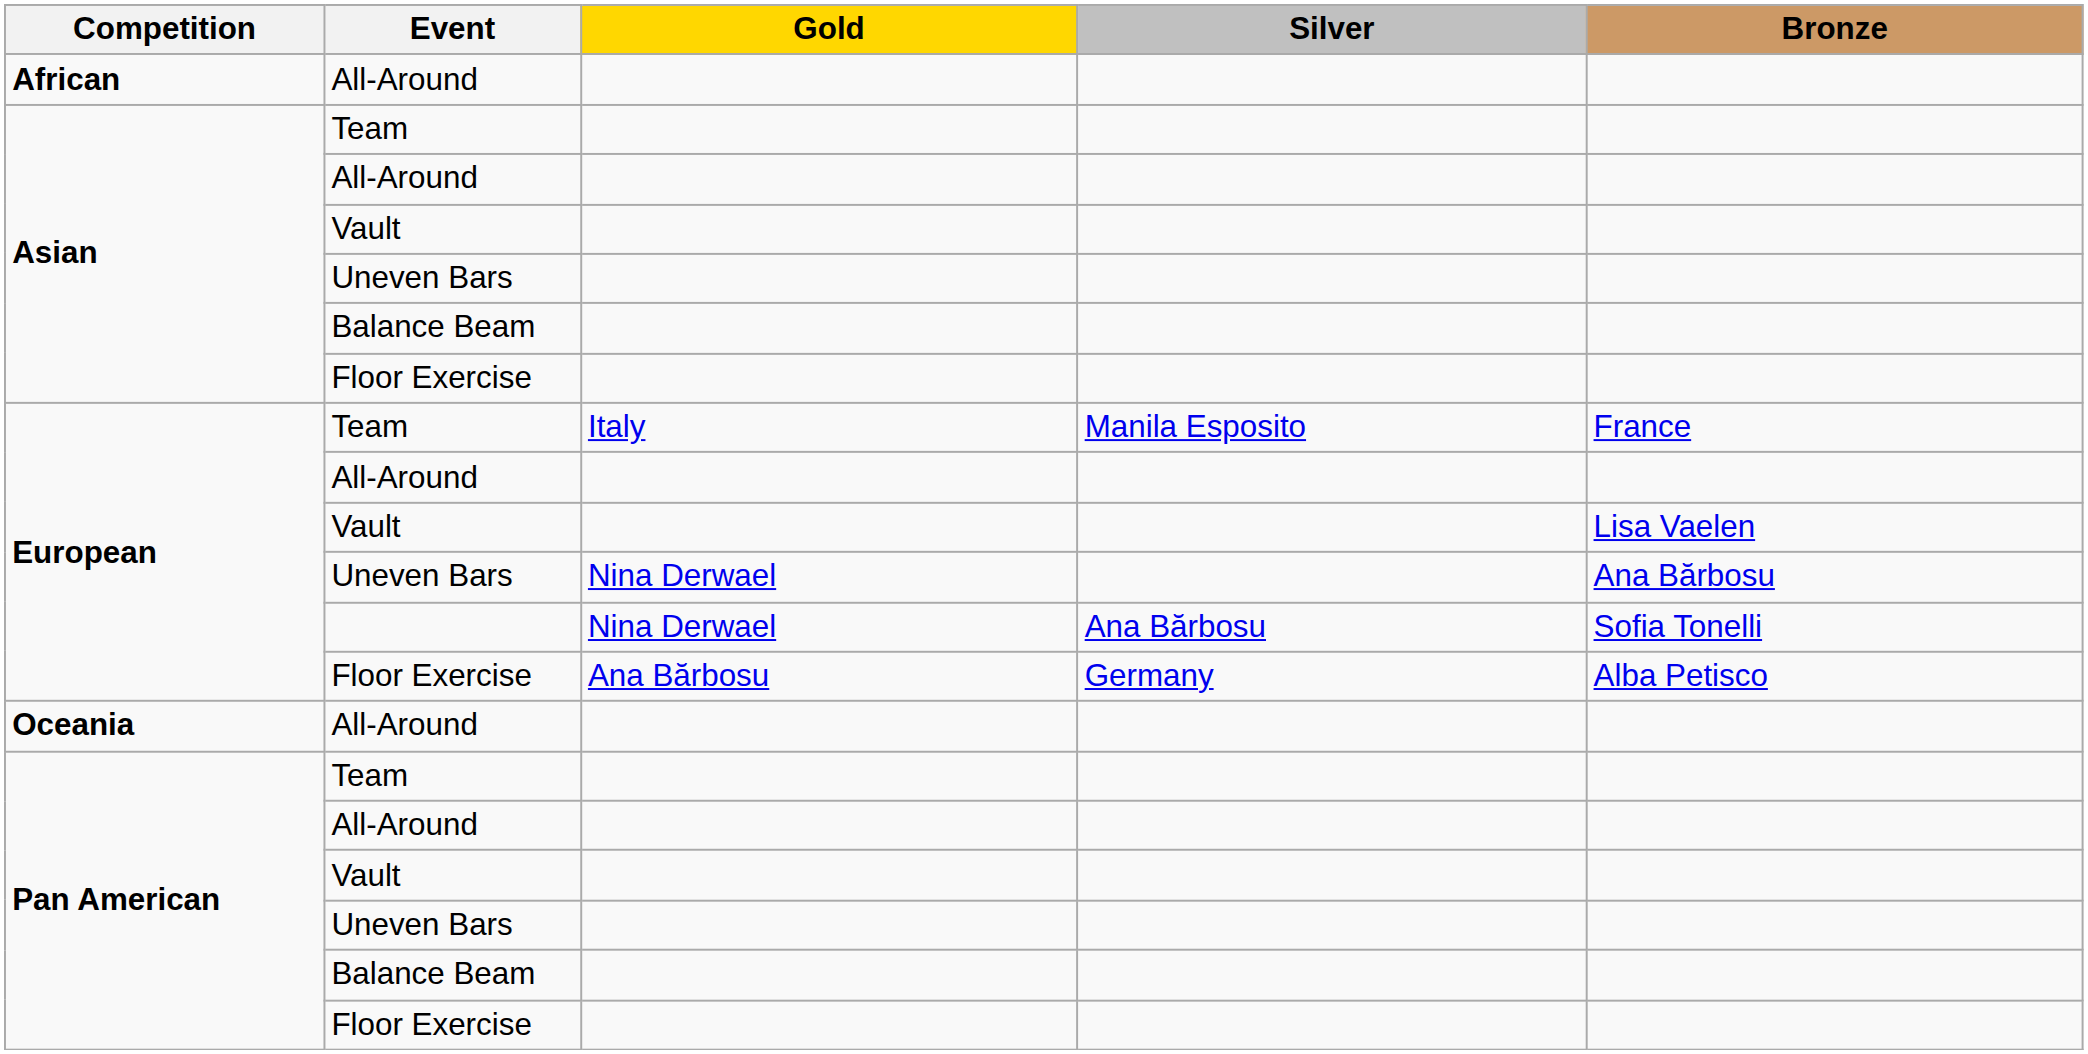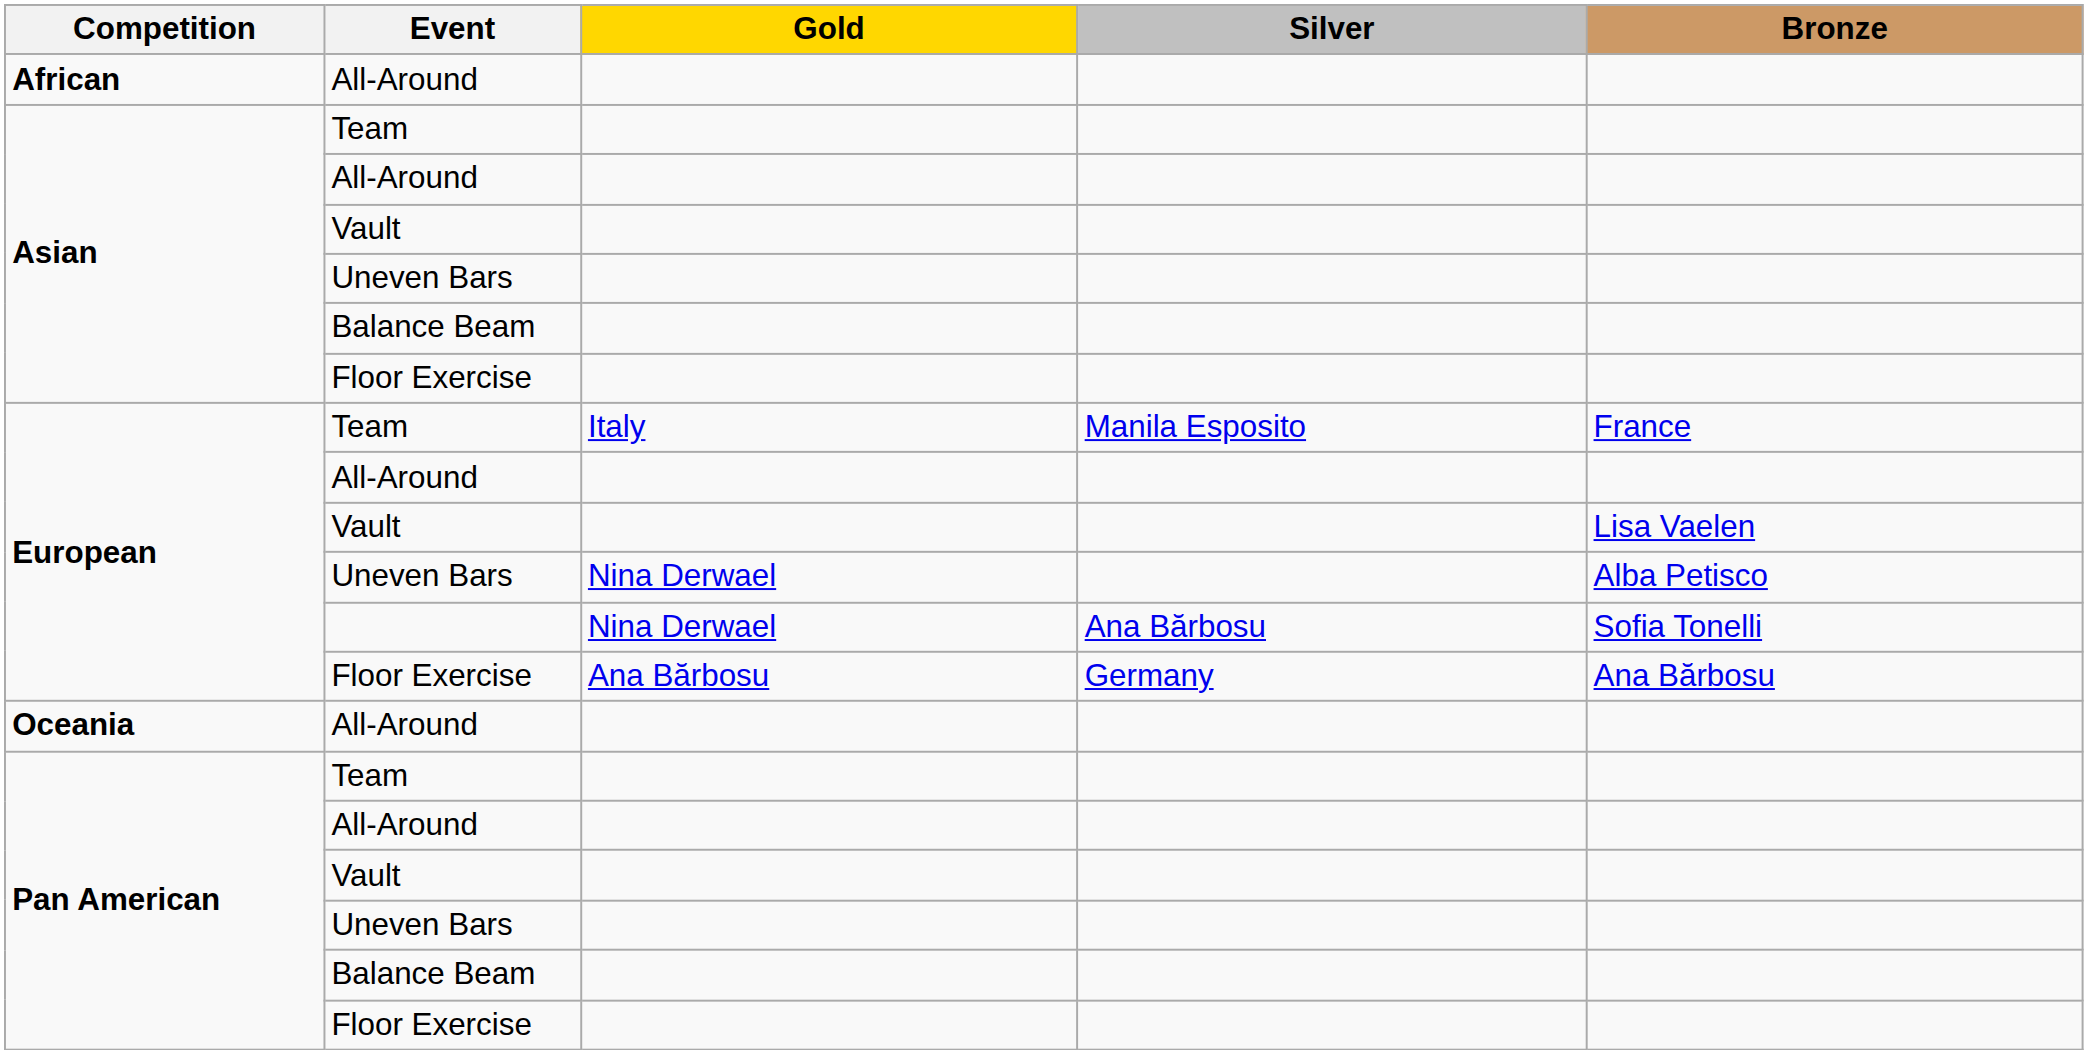(1684, 576) Ana Bărbosu -> (1681, 576) Alba Petisco
(1681, 675) Alba Petisco -> (1684, 675) Ana Bărbosu
